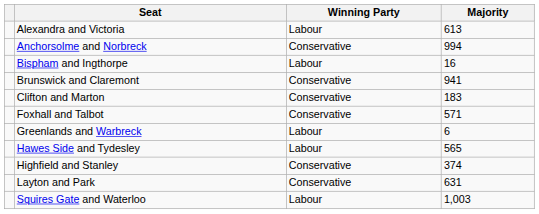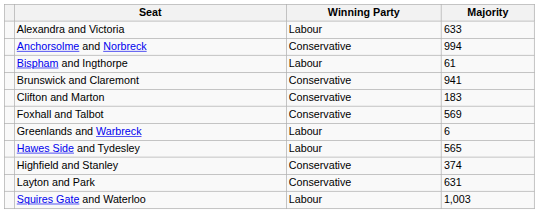(453, 30) 613 -> (453, 30) 633
(450, 64) 16 -> (450, 64) 61
(453, 115) 571 -> (453, 115) 569
